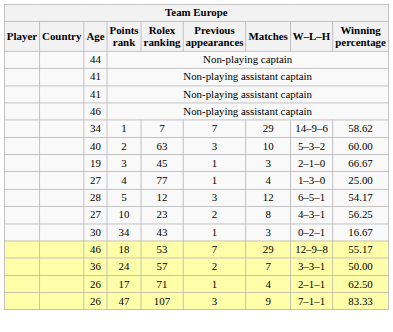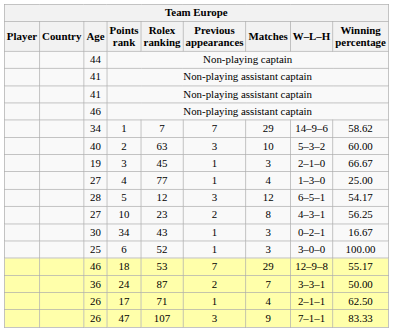+ row: (95, 249)
(162, 266) 57 -> (162, 284) 87
